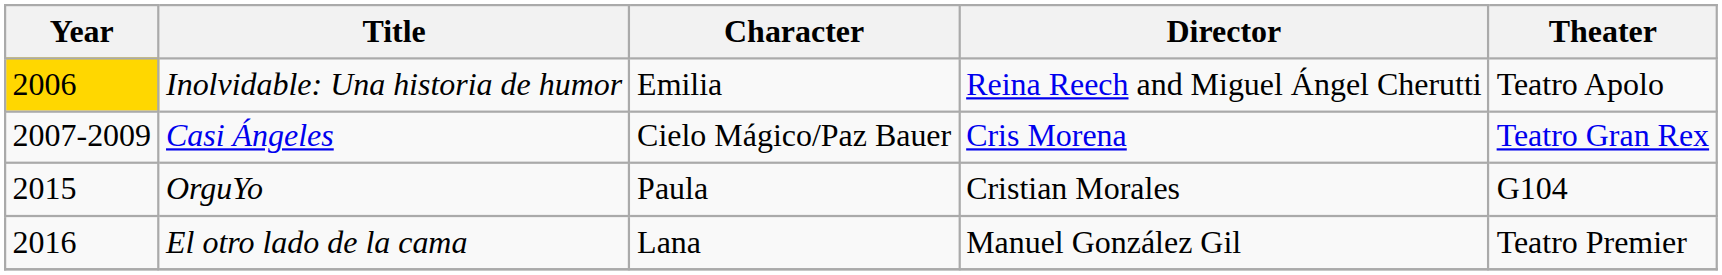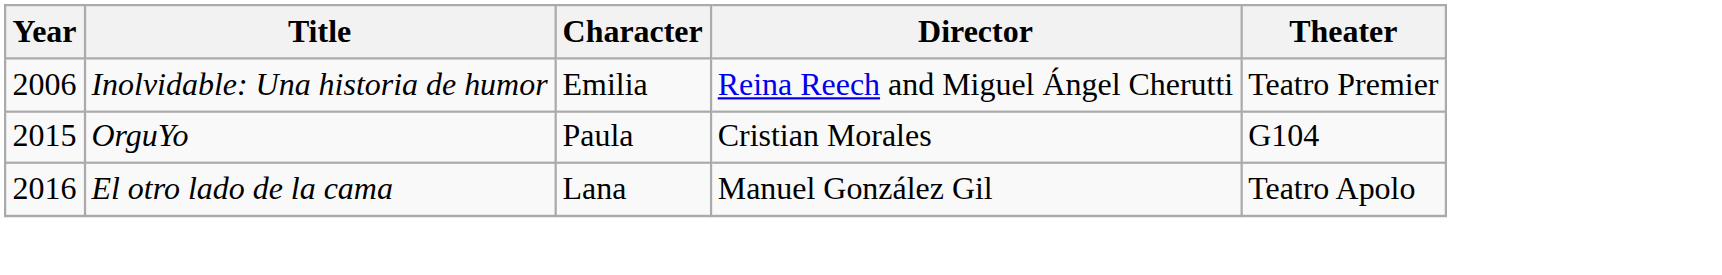(45, 83) gold background -> (45, 83) no background
(1580, 83) Teatro Apolo -> (1343, 83) Teatro Premier
- row: (250, 136)
(1592, 242) Teatro Premier -> (1332, 189) Teatro Apolo
